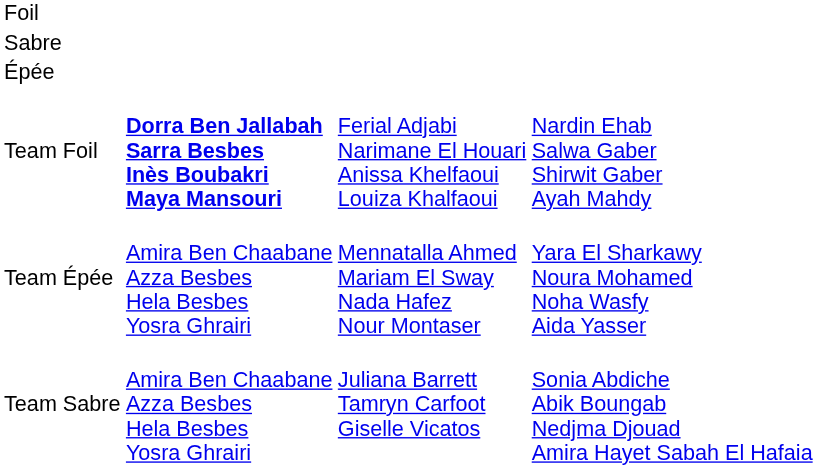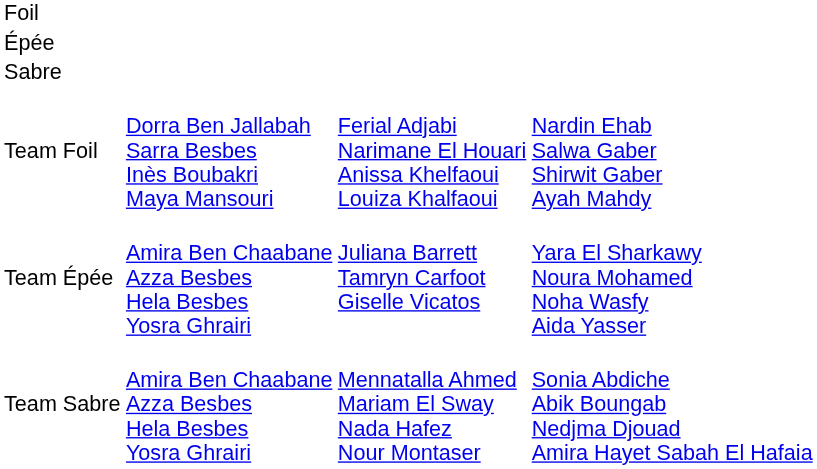rows swapped: (29, 72) <-> (33, 42)
(224, 162) bold -> (218, 162) normal
(427, 289) Mennatalla Ahmed Mariam El Sway Nada Hafez Nour Montaser -> (412, 277) Juliana Barrett Tamryn Carfoot Giselle Vicatos
(412, 404) Juliana Barrett Tamryn Carfoot Giselle Vicatos -> (427, 416) Mennatalla Ahmed Mariam El Sway Nada Hafez Nour Montaser
